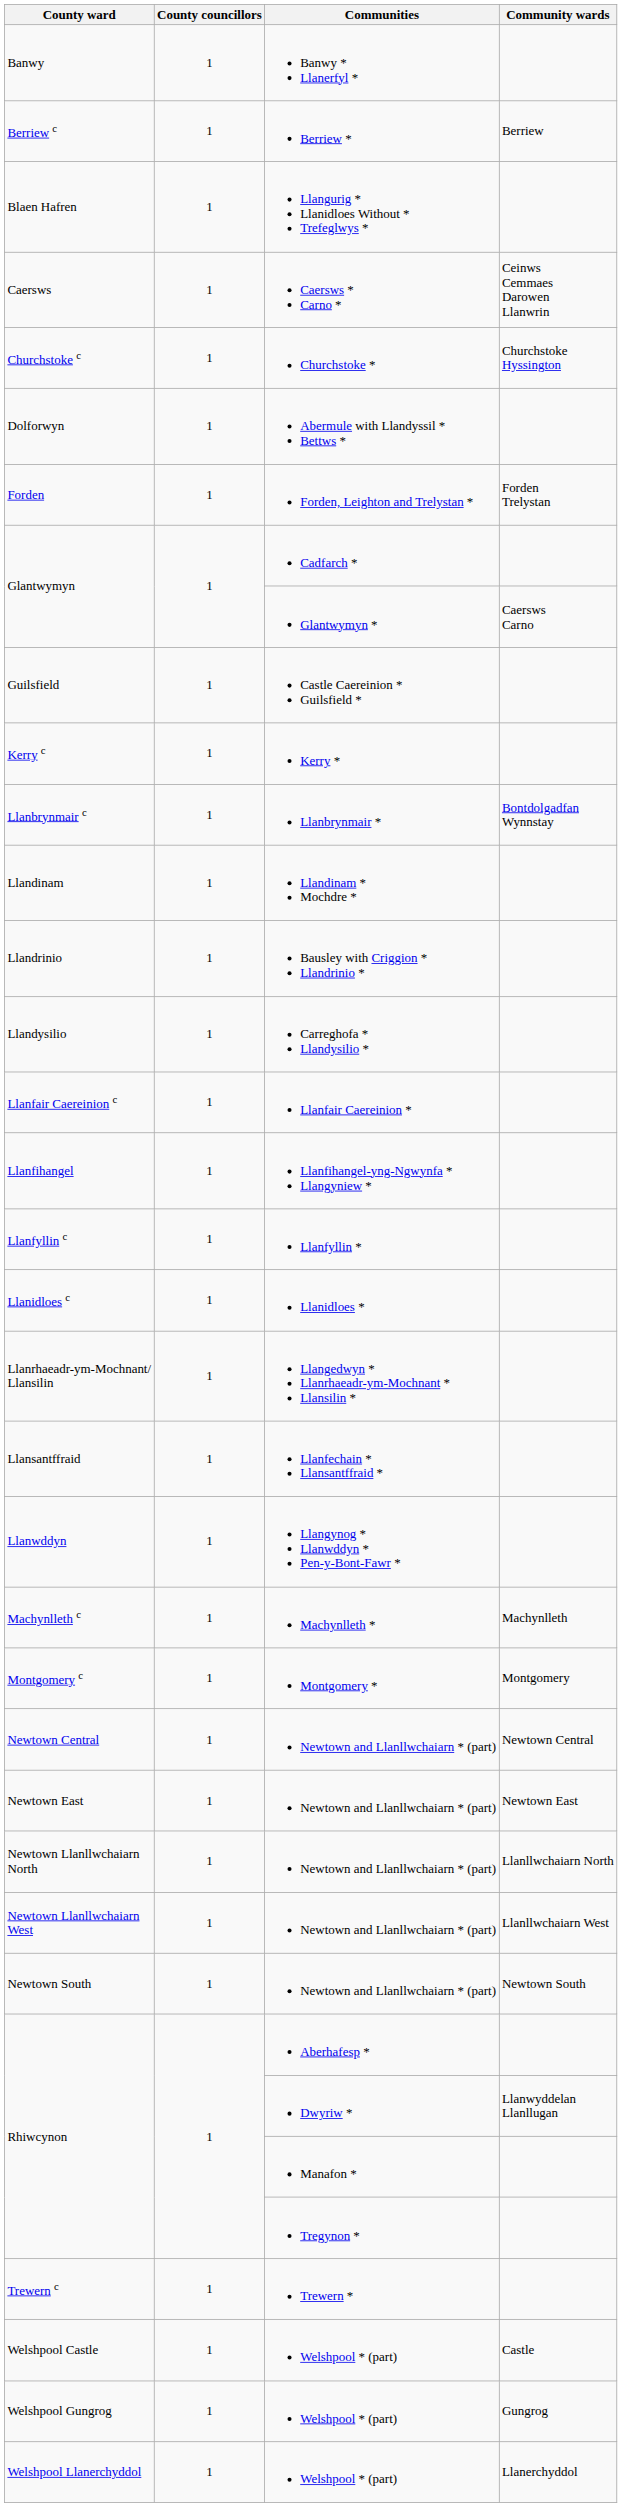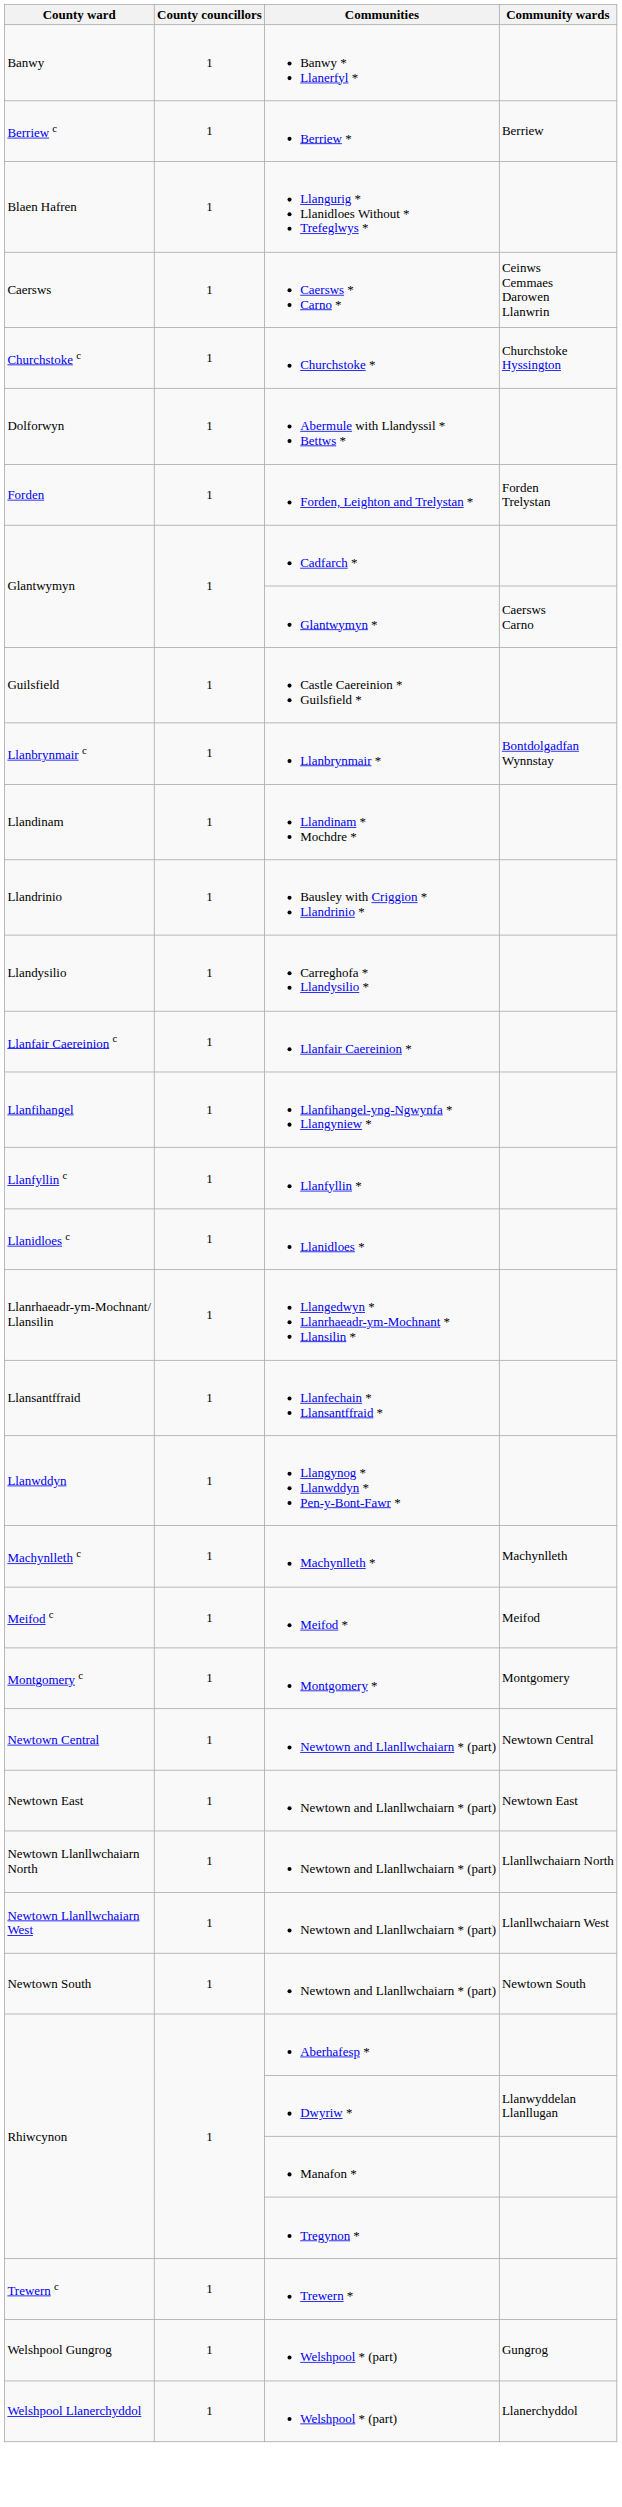- row: (27, 753)
+ row: (30, 1617)
- row: (53, 2350)
